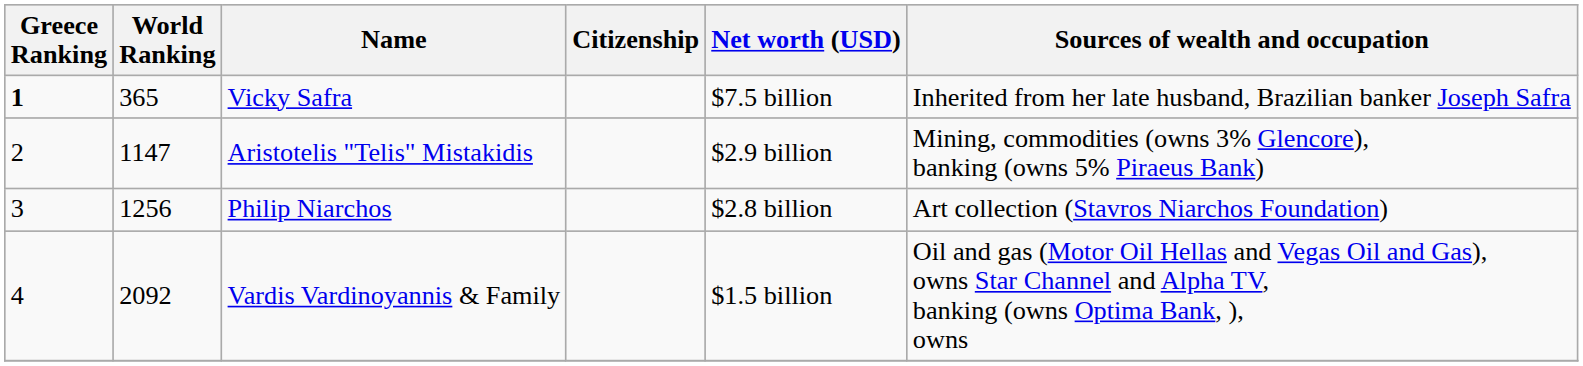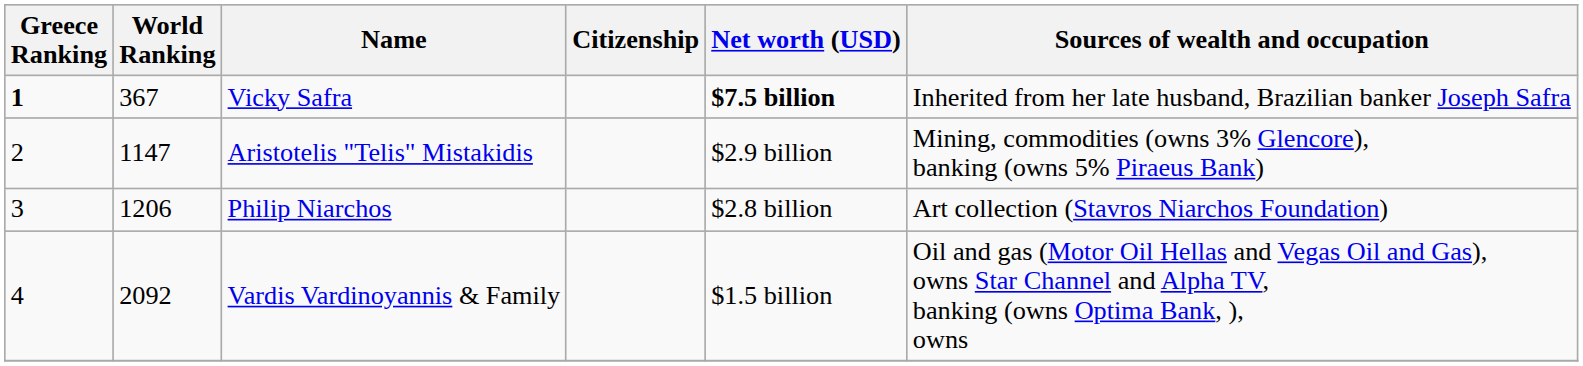(139, 96) 365 -> (139, 96) 367
(772, 96) normal -> (773, 96) bold
(145, 209) 1256 -> (145, 209) 1206
